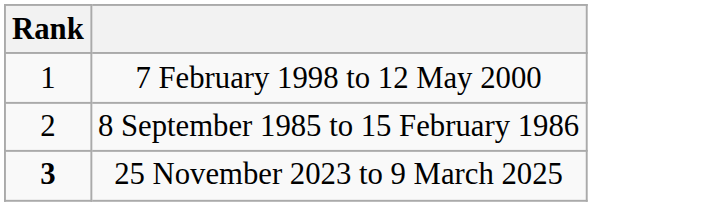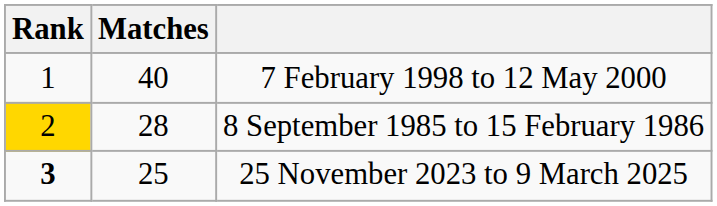+ column: (153, 28)
(48, 126) no background -> (48, 126) gold background
